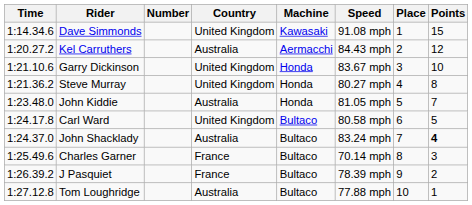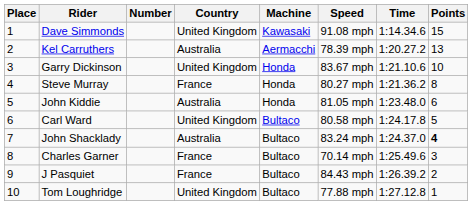columns swapped: (411, 13) <-> (30, 13)
(365, 49) 84.43 mph -> (347, 49) 78.39 mph
(437, 49) 12 -> (437, 49) 13
(234, 85) United Kingdom -> (194, 85) France
(434, 102) 7 -> (434, 102) 6
(365, 174) 78.39 mph -> (347, 174) 84.43 mph
(216, 192) Australia -> (217, 192) United Kingdom
